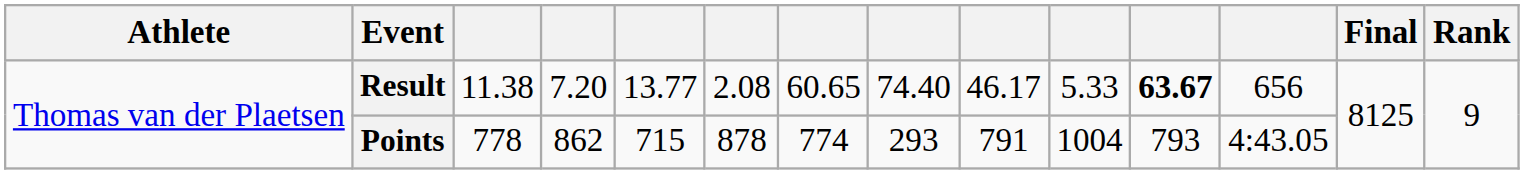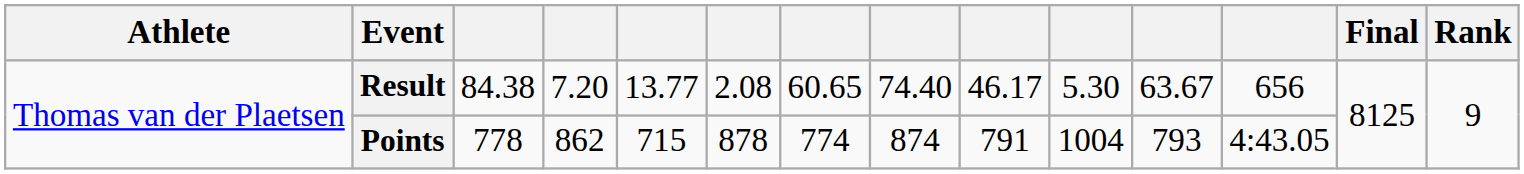(497, 86) 11.38 -> (498, 86) 84.38
(1090, 86) 5.33 -> (1091, 86) 5.30
(1175, 86) bold -> (1177, 86) normal
(914, 141) 293 -> (915, 141) 874
